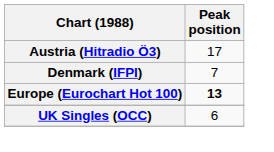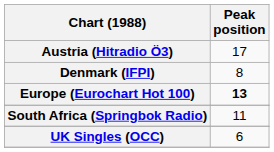(215, 72) 7 -> (239, 72) 8
+ row: (107, 115)
